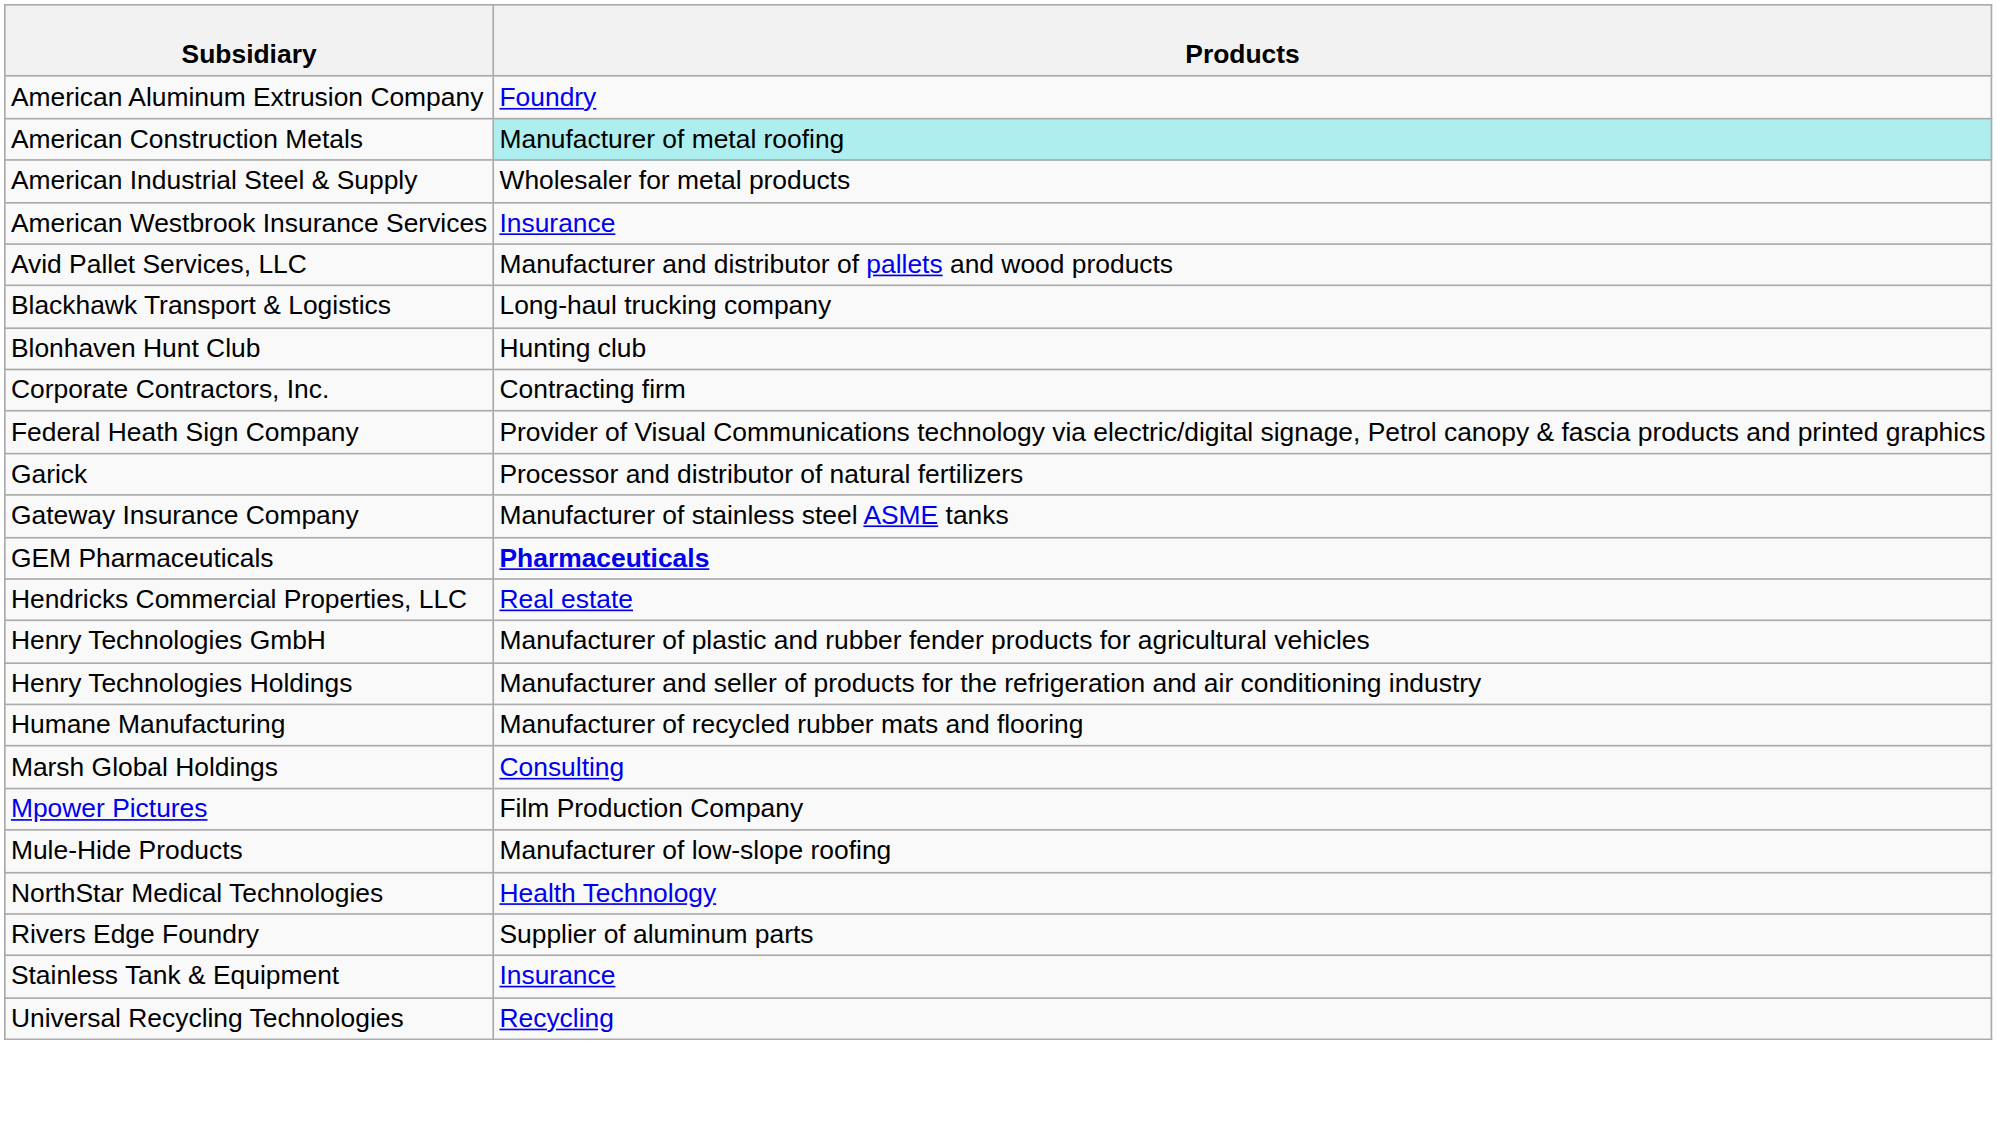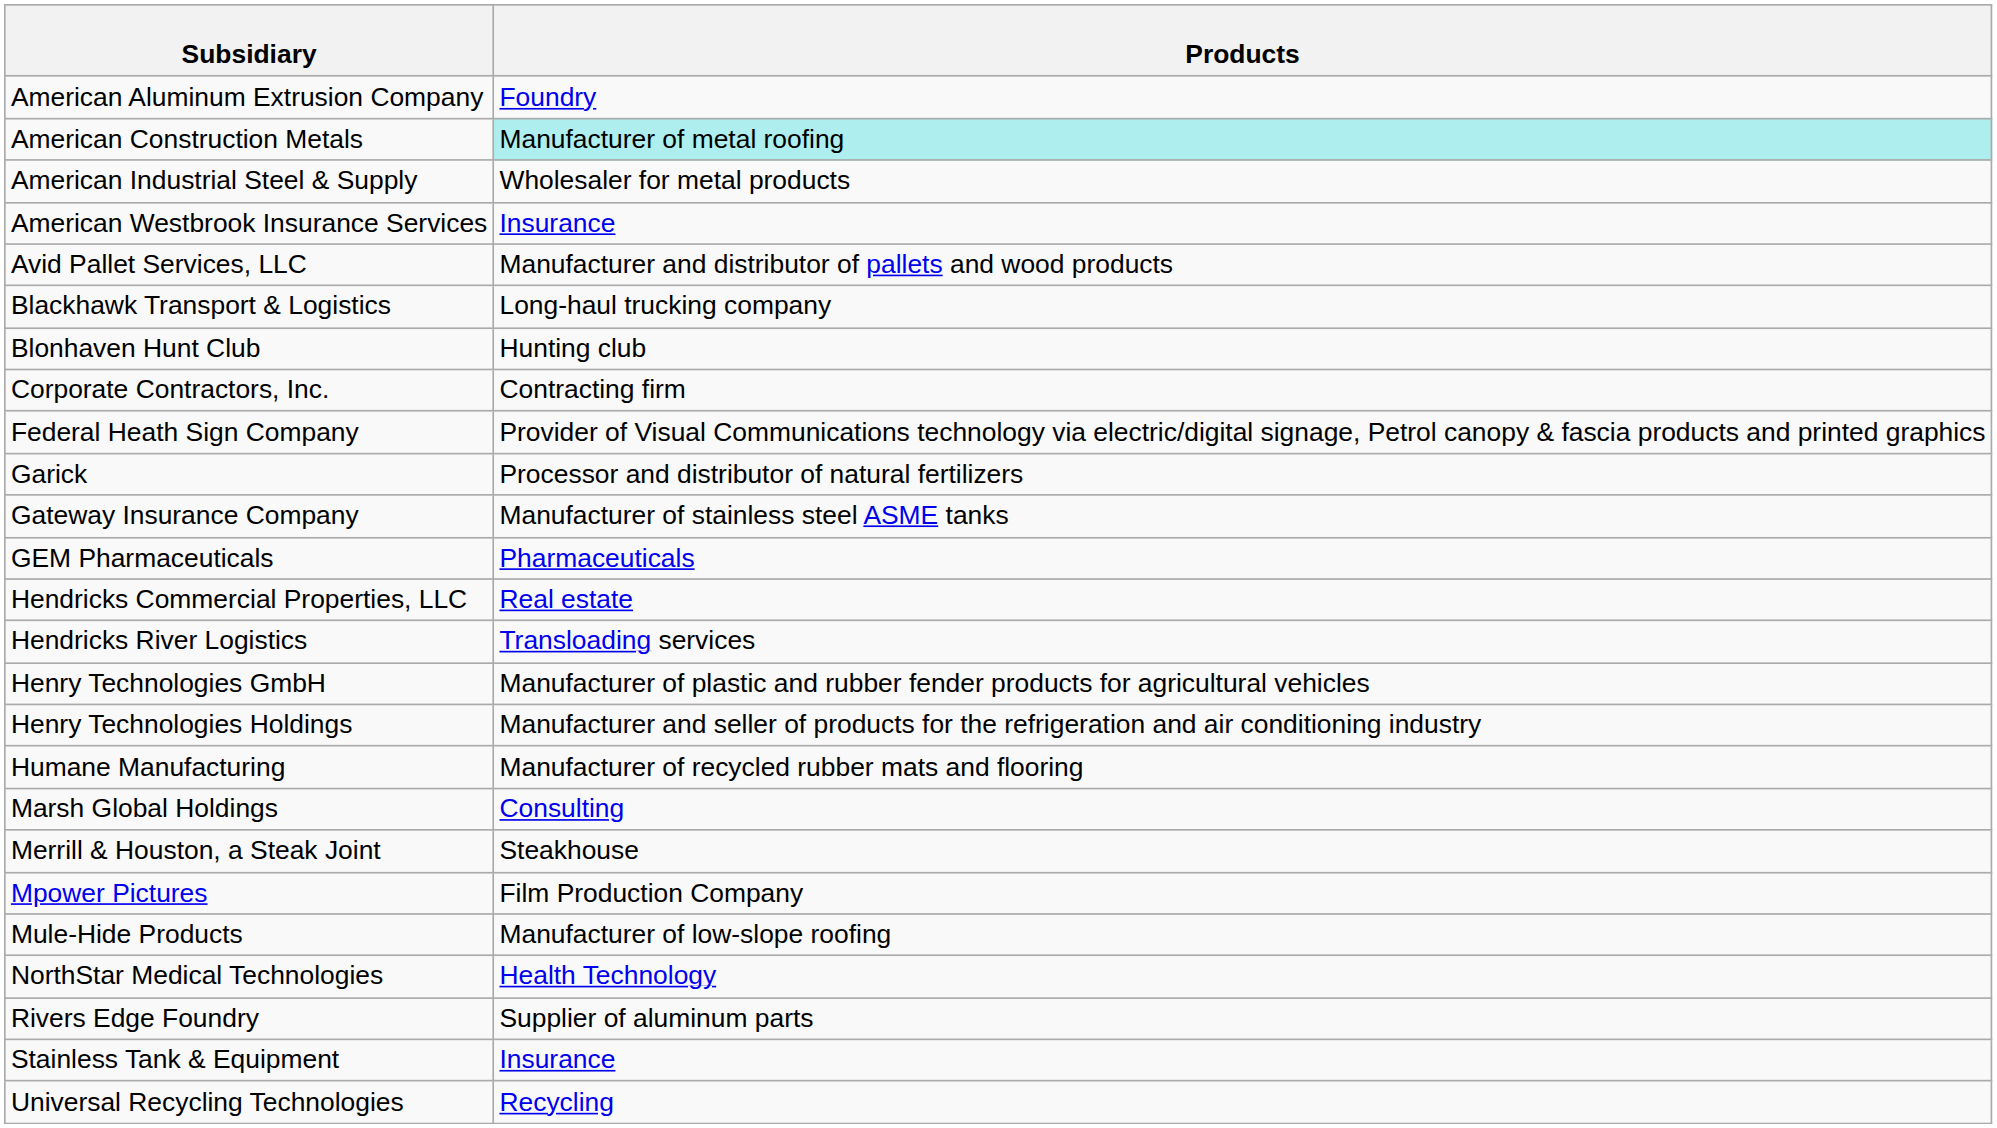(604, 557) bold -> (597, 557) normal
+ row: (159, 641)
+ row: (196, 850)
